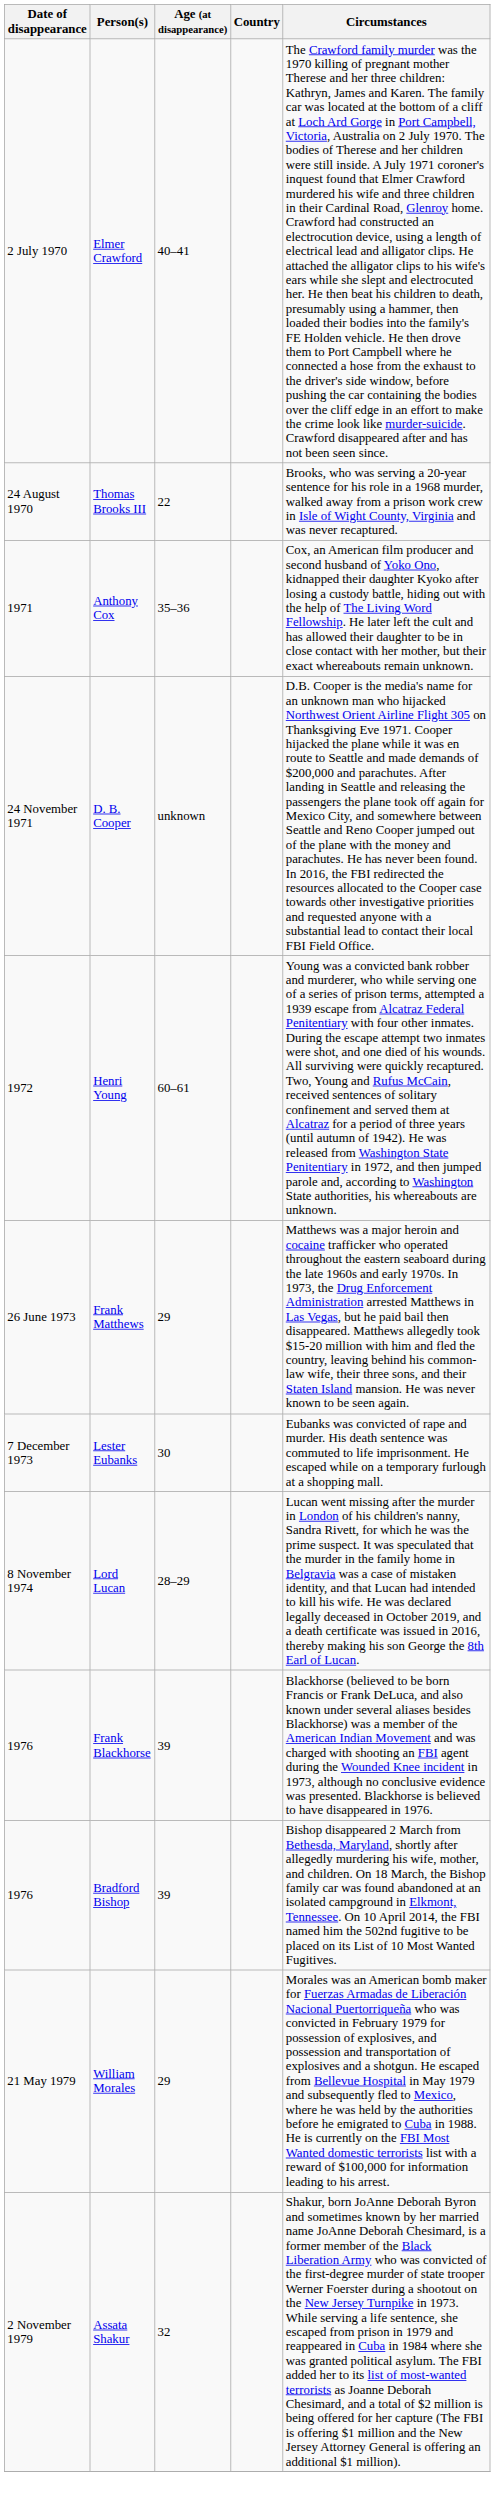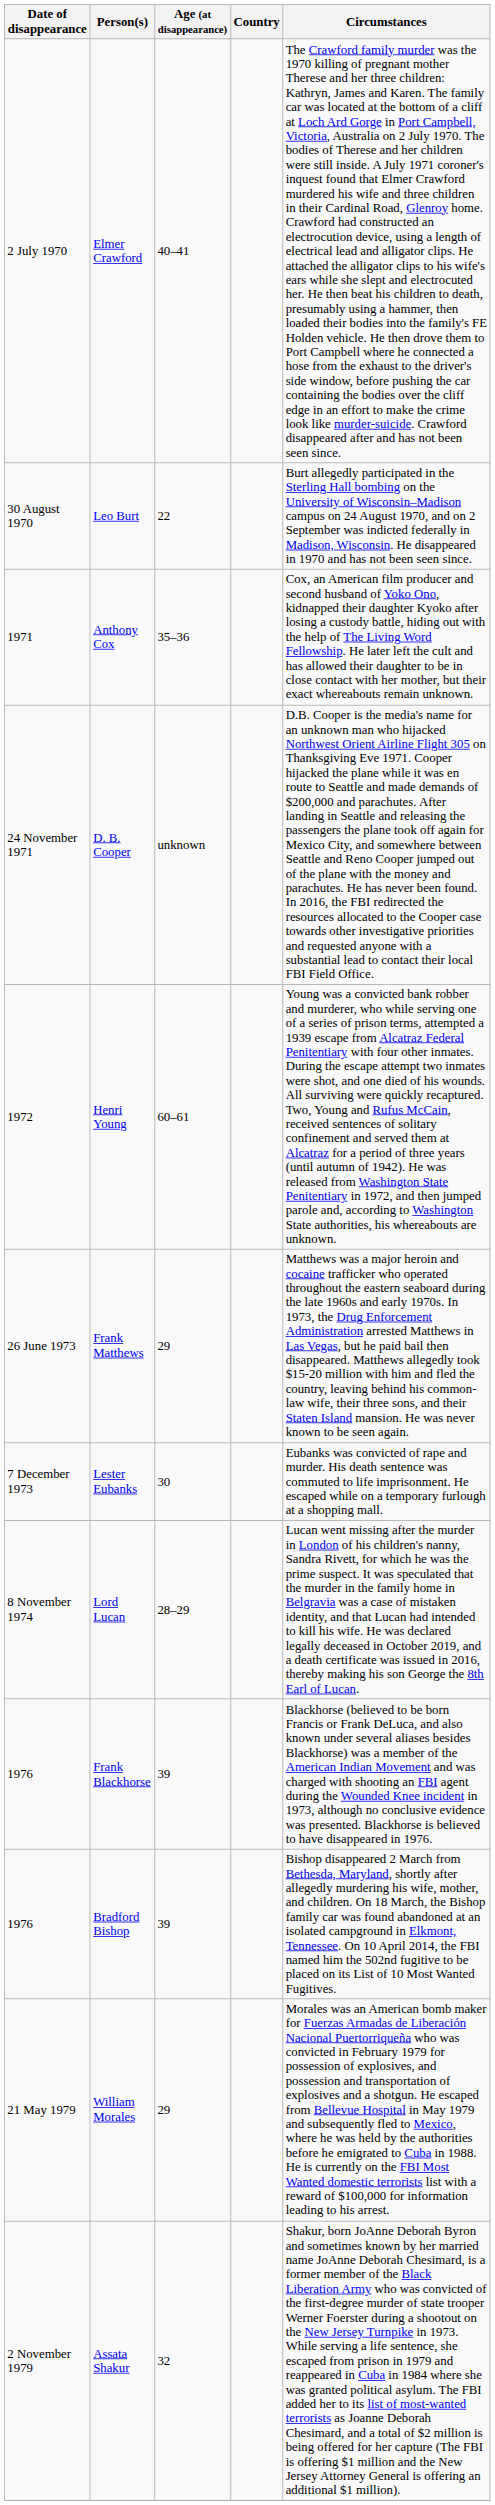- row: (120, 501)
+ row: (116, 516)
